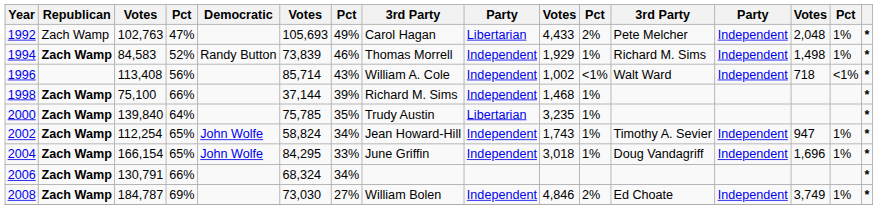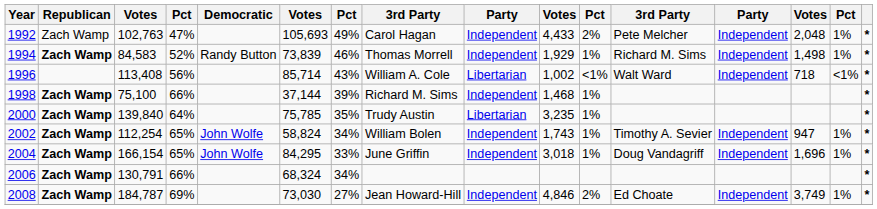(497, 34) Libertarian -> (502, 34) Independent
(502, 74) Independent -> (497, 74) Libertarian
(413, 134) Jean Howard-Hill -> (403, 134) William Bolen
(403, 194) William Bolen -> (413, 194) Jean Howard-Hill
